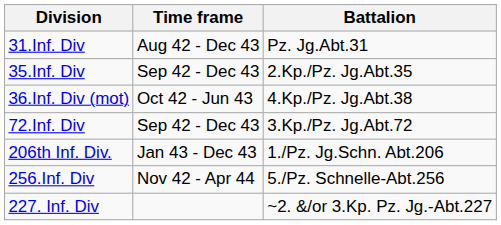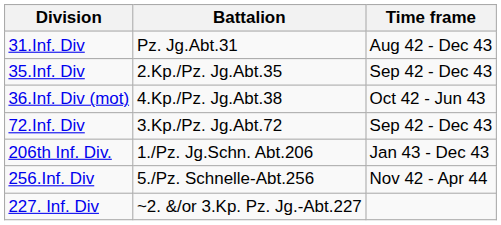columns swapped: (380, 17) <-> (198, 17)
